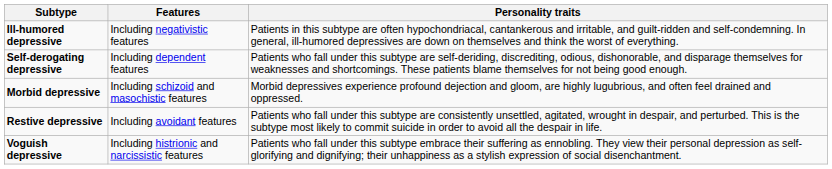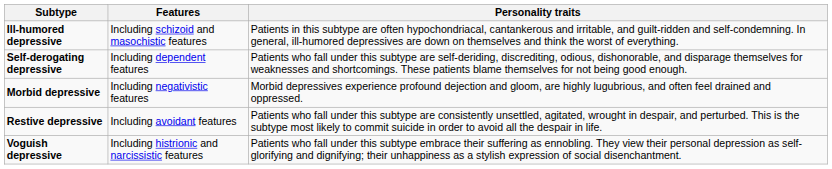(159, 35) Including negativistic features -> (162, 35) Including schizoid and masochistic features
(162, 92) Including schizoid and masochistic features -> (159, 92) Including negativistic features
